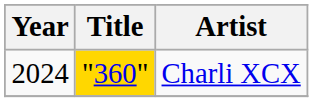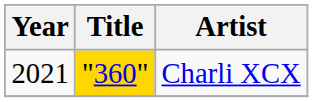(40, 72) 2024 -> (40, 72) 2021
